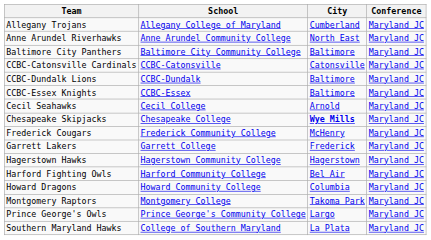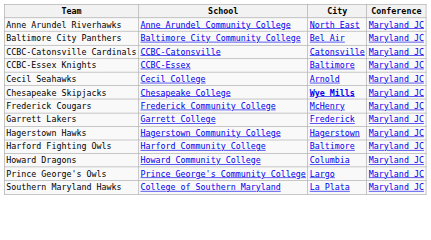- row: (46, 25)
(332, 52) Baltimore -> (327, 38) Bel Air
- row: (51, 79)
(327, 174) Bel Air -> (332, 147) Baltimore
- row: (51, 201)
